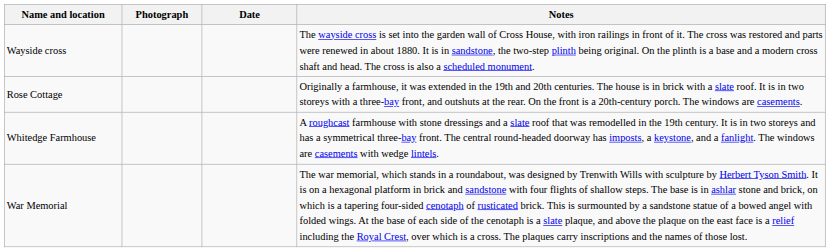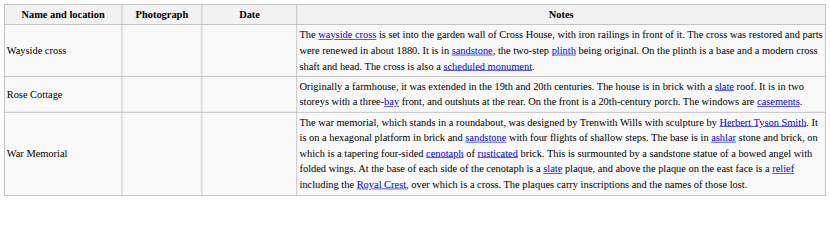- row: (51, 138)
